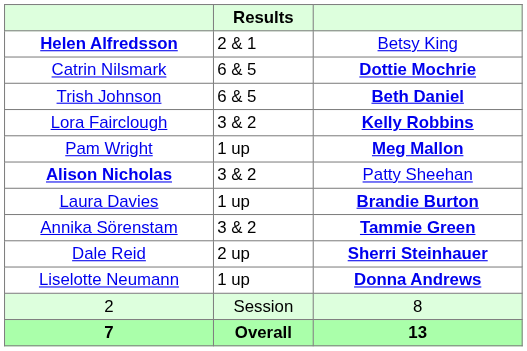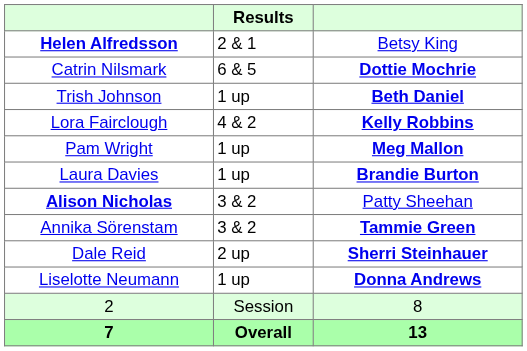(237, 96) 6 & 5 -> (233, 96) 1 up
(237, 122) 3 & 2 -> (237, 122) 4 & 2
rows swapped: (109, 175) <-> (109, 201)
